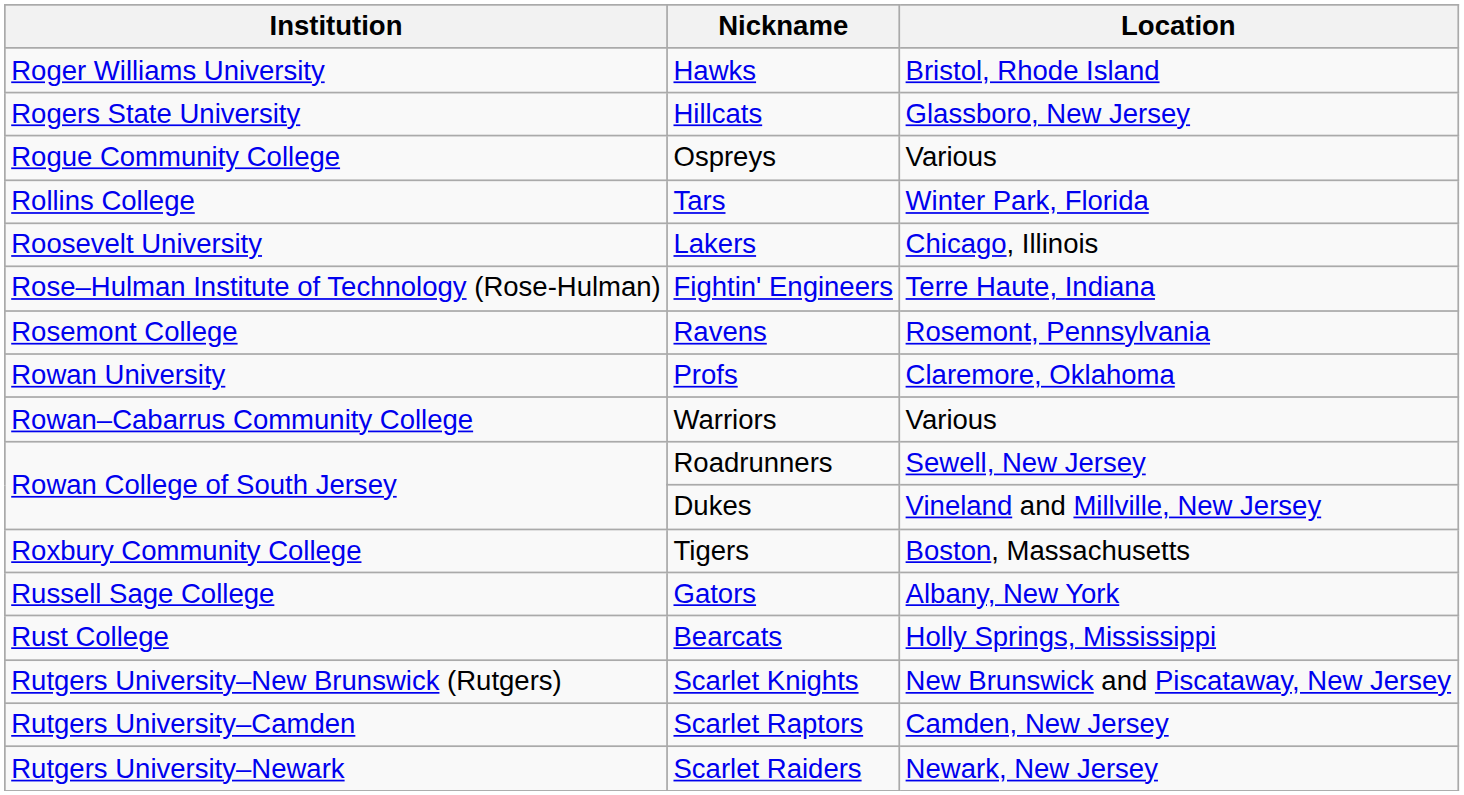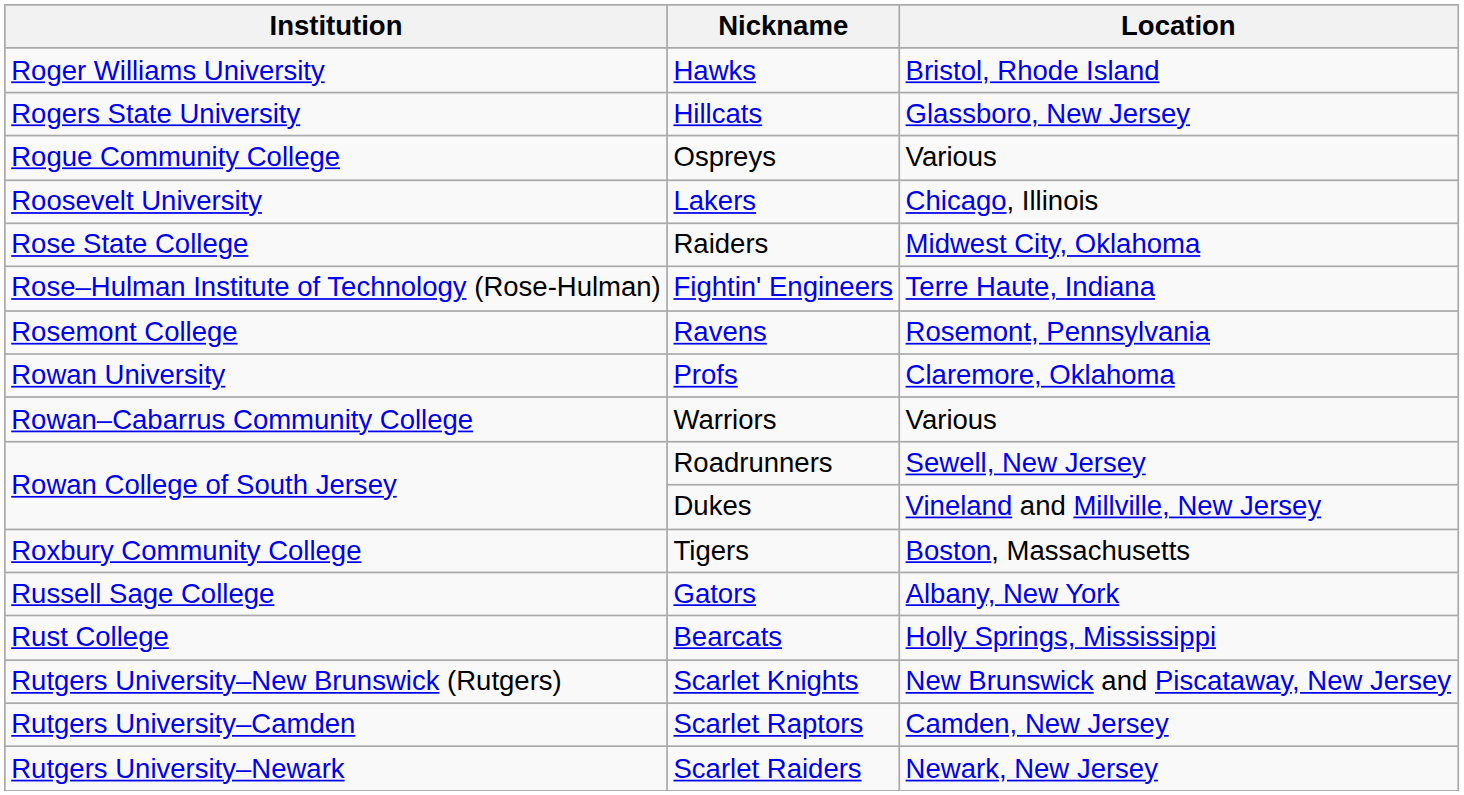- row: (699, 200)
+ row: (721, 244)
